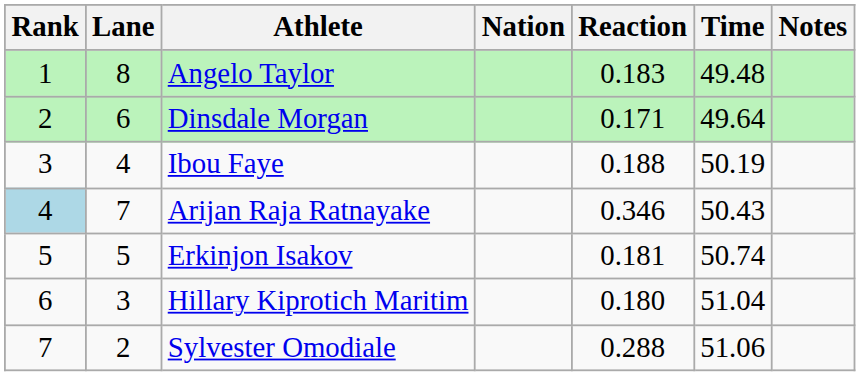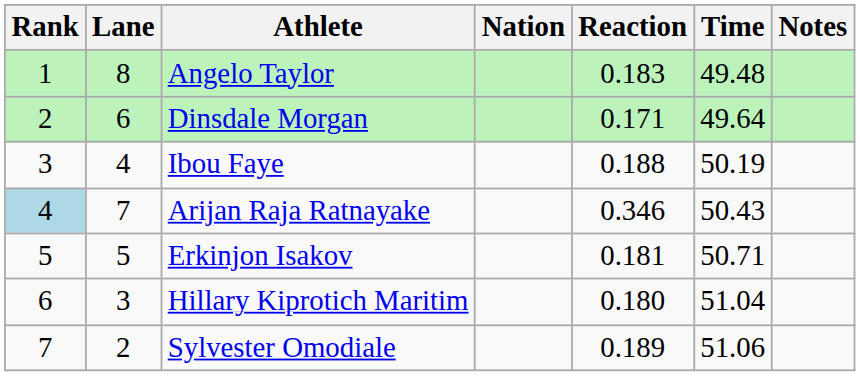(733, 255) 50.74 -> (733, 255) 50.71
(633, 347) 0.288 -> (633, 347) 0.189
